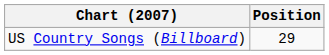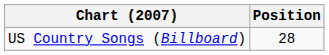(287, 39) 29 -> (287, 39) 28
